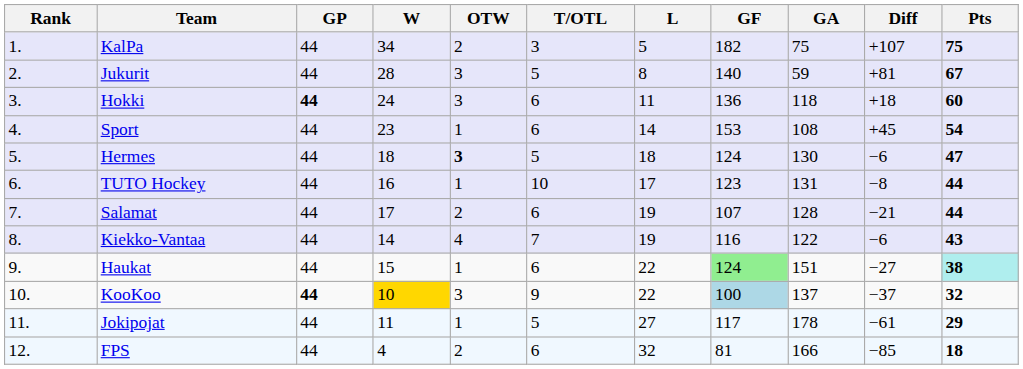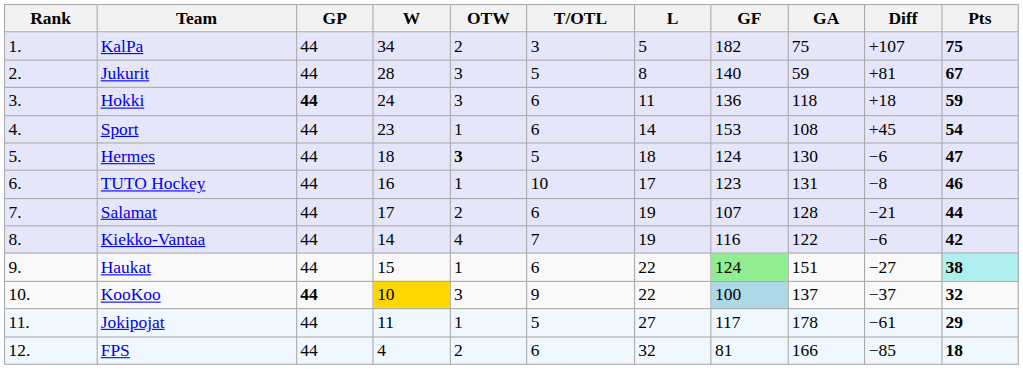(954, 101) 60 -> (954, 101) 59
(954, 184) 44 -> (954, 184) 46
(954, 239) 43 -> (954, 239) 42
